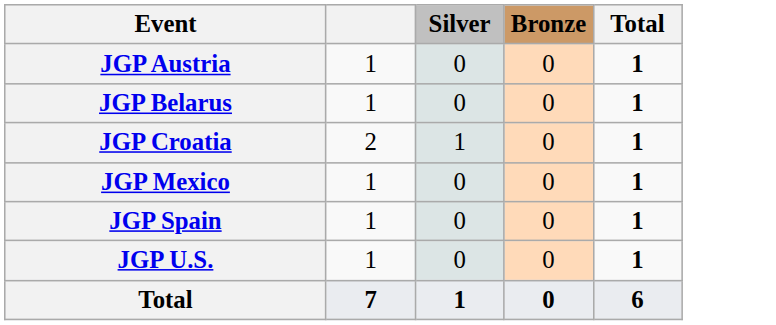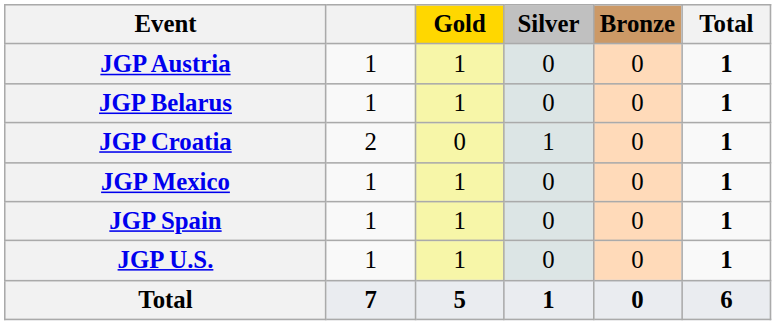+ column: (460, 24)
